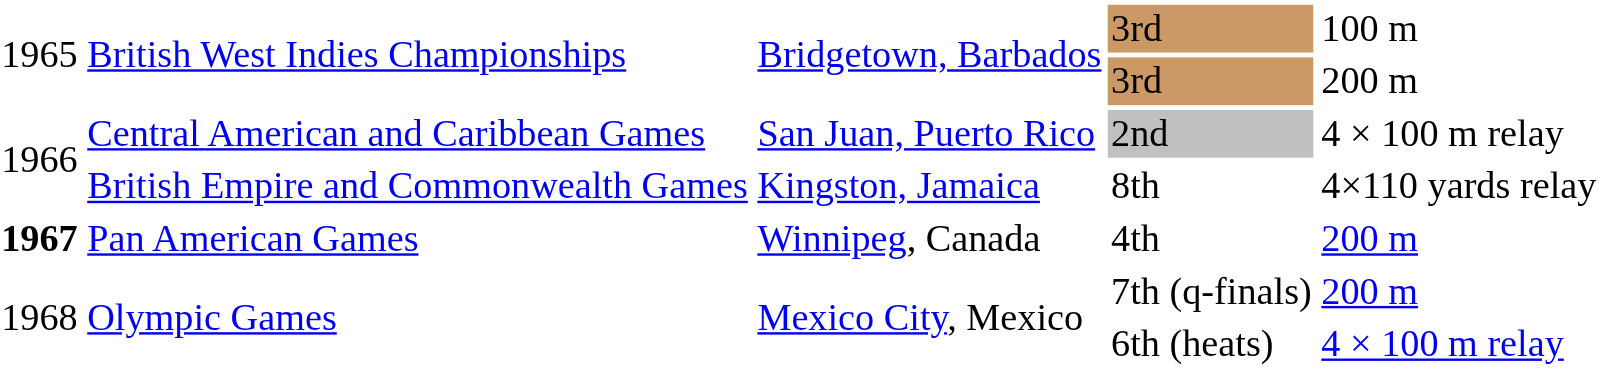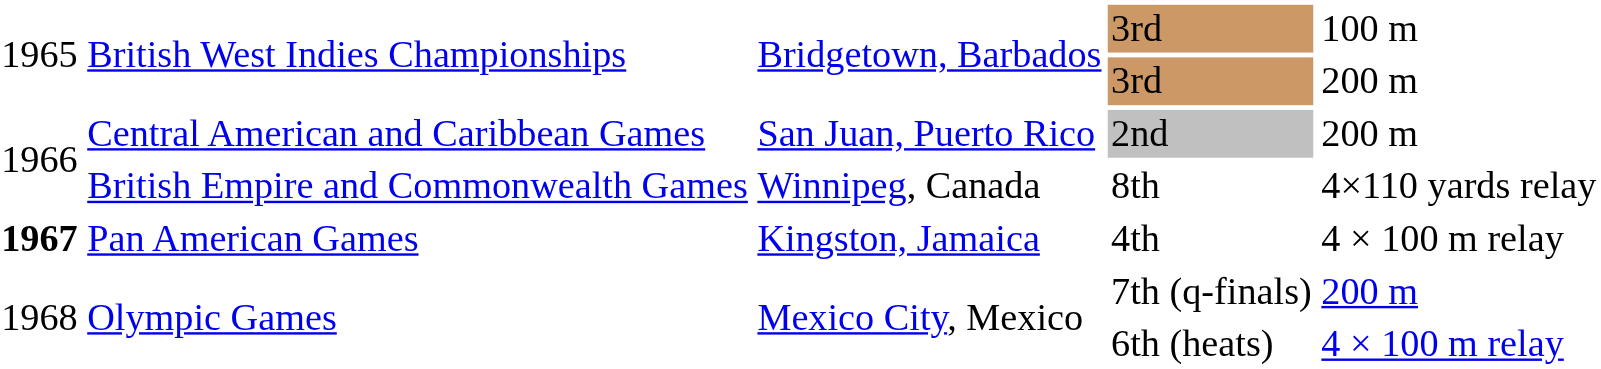(1443, 133) 4 × 100 m relay -> (1370, 133) 200 m
(899, 185) Kingston, Jamaica -> (899, 185) Winnipeg, Canada
(899, 238) Winnipeg, Canada -> (899, 238) Kingston, Jamaica
(1370, 238) 200 m -> (1443, 238) 4 × 100 m relay
